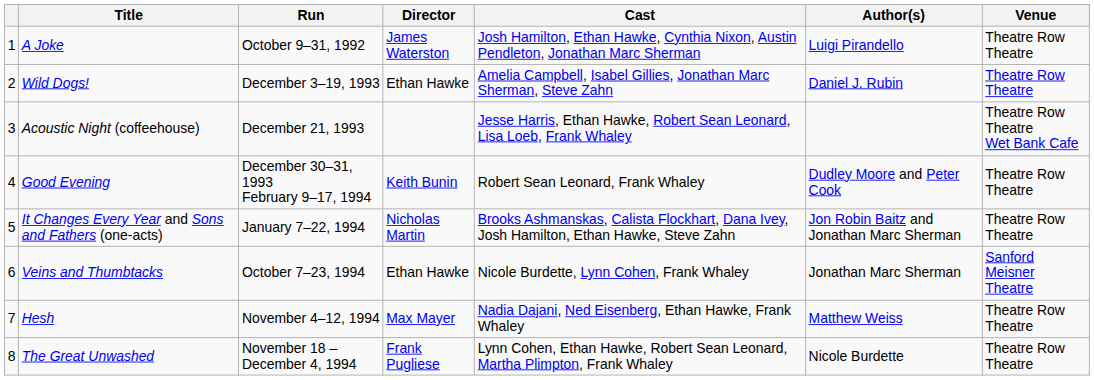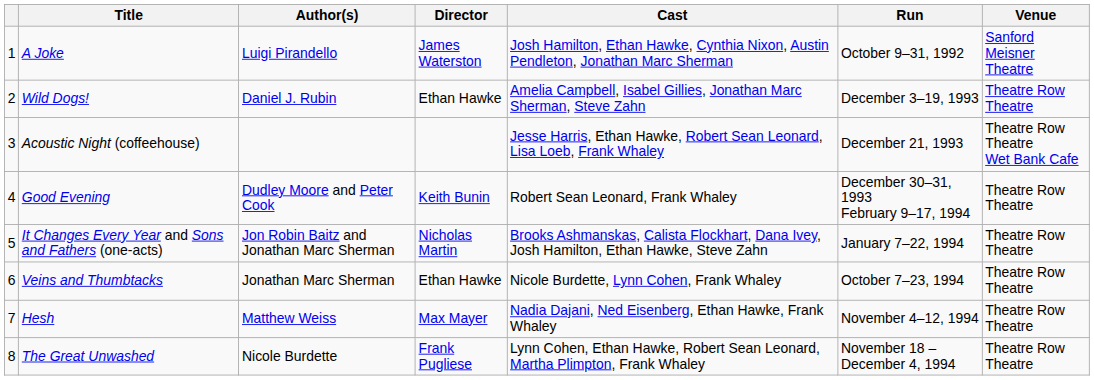columns swapped: (894, 15) <-> (311, 15)
(1025, 45) Theatre Row Theatre -> (1010, 53) Sanford Meisner Theatre
(1010, 273) Sanford Meisner Theatre -> (1025, 281) Theatre Row Theatre
